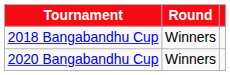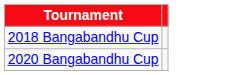- column: (191, 15)
